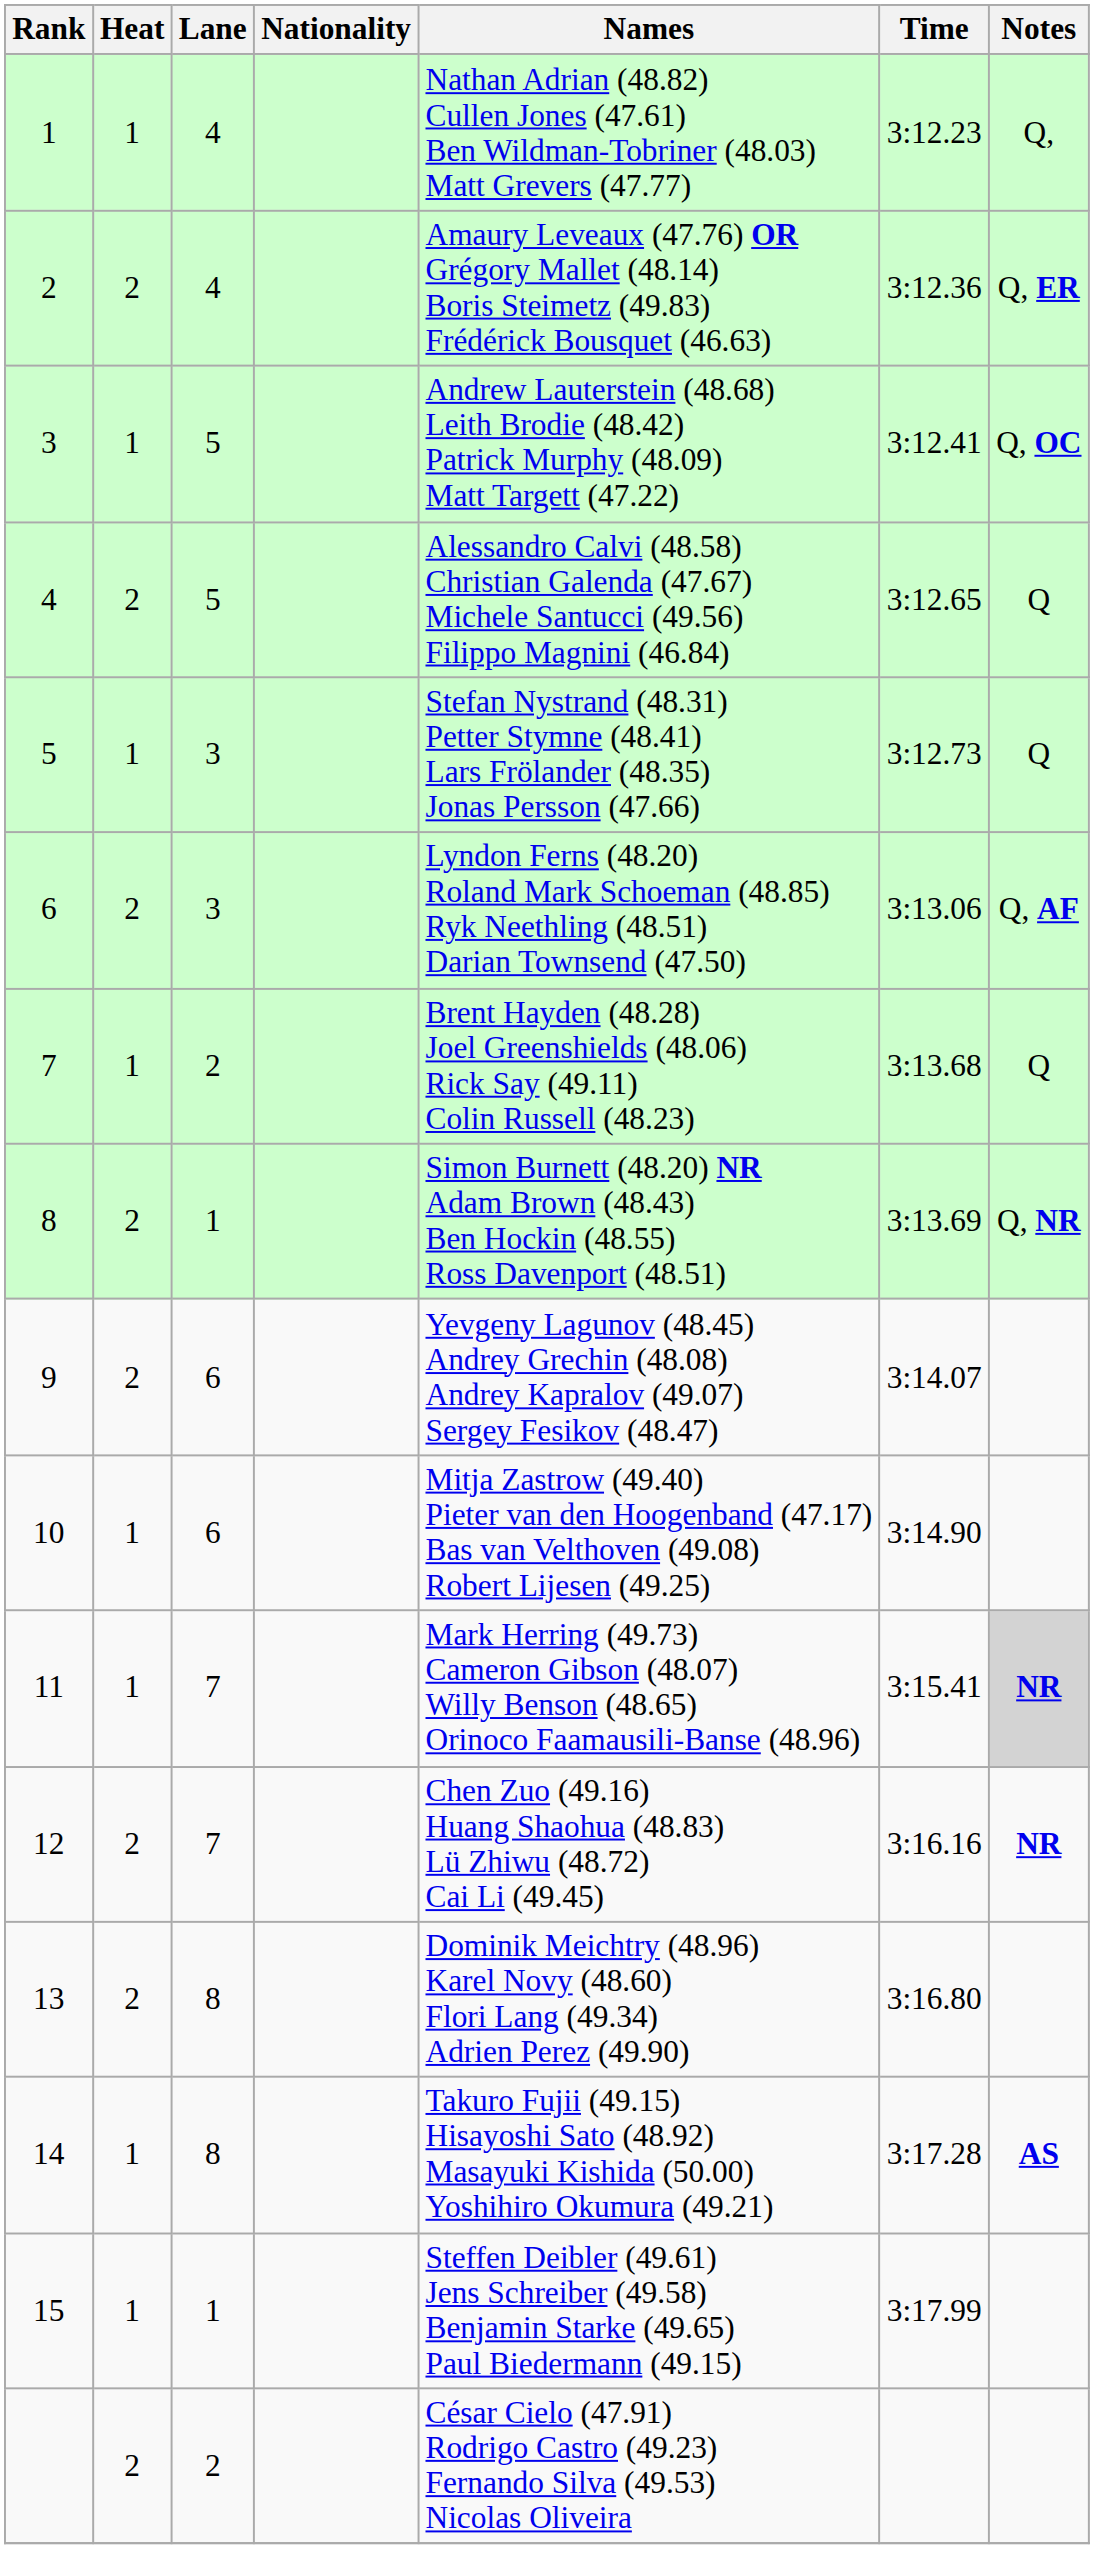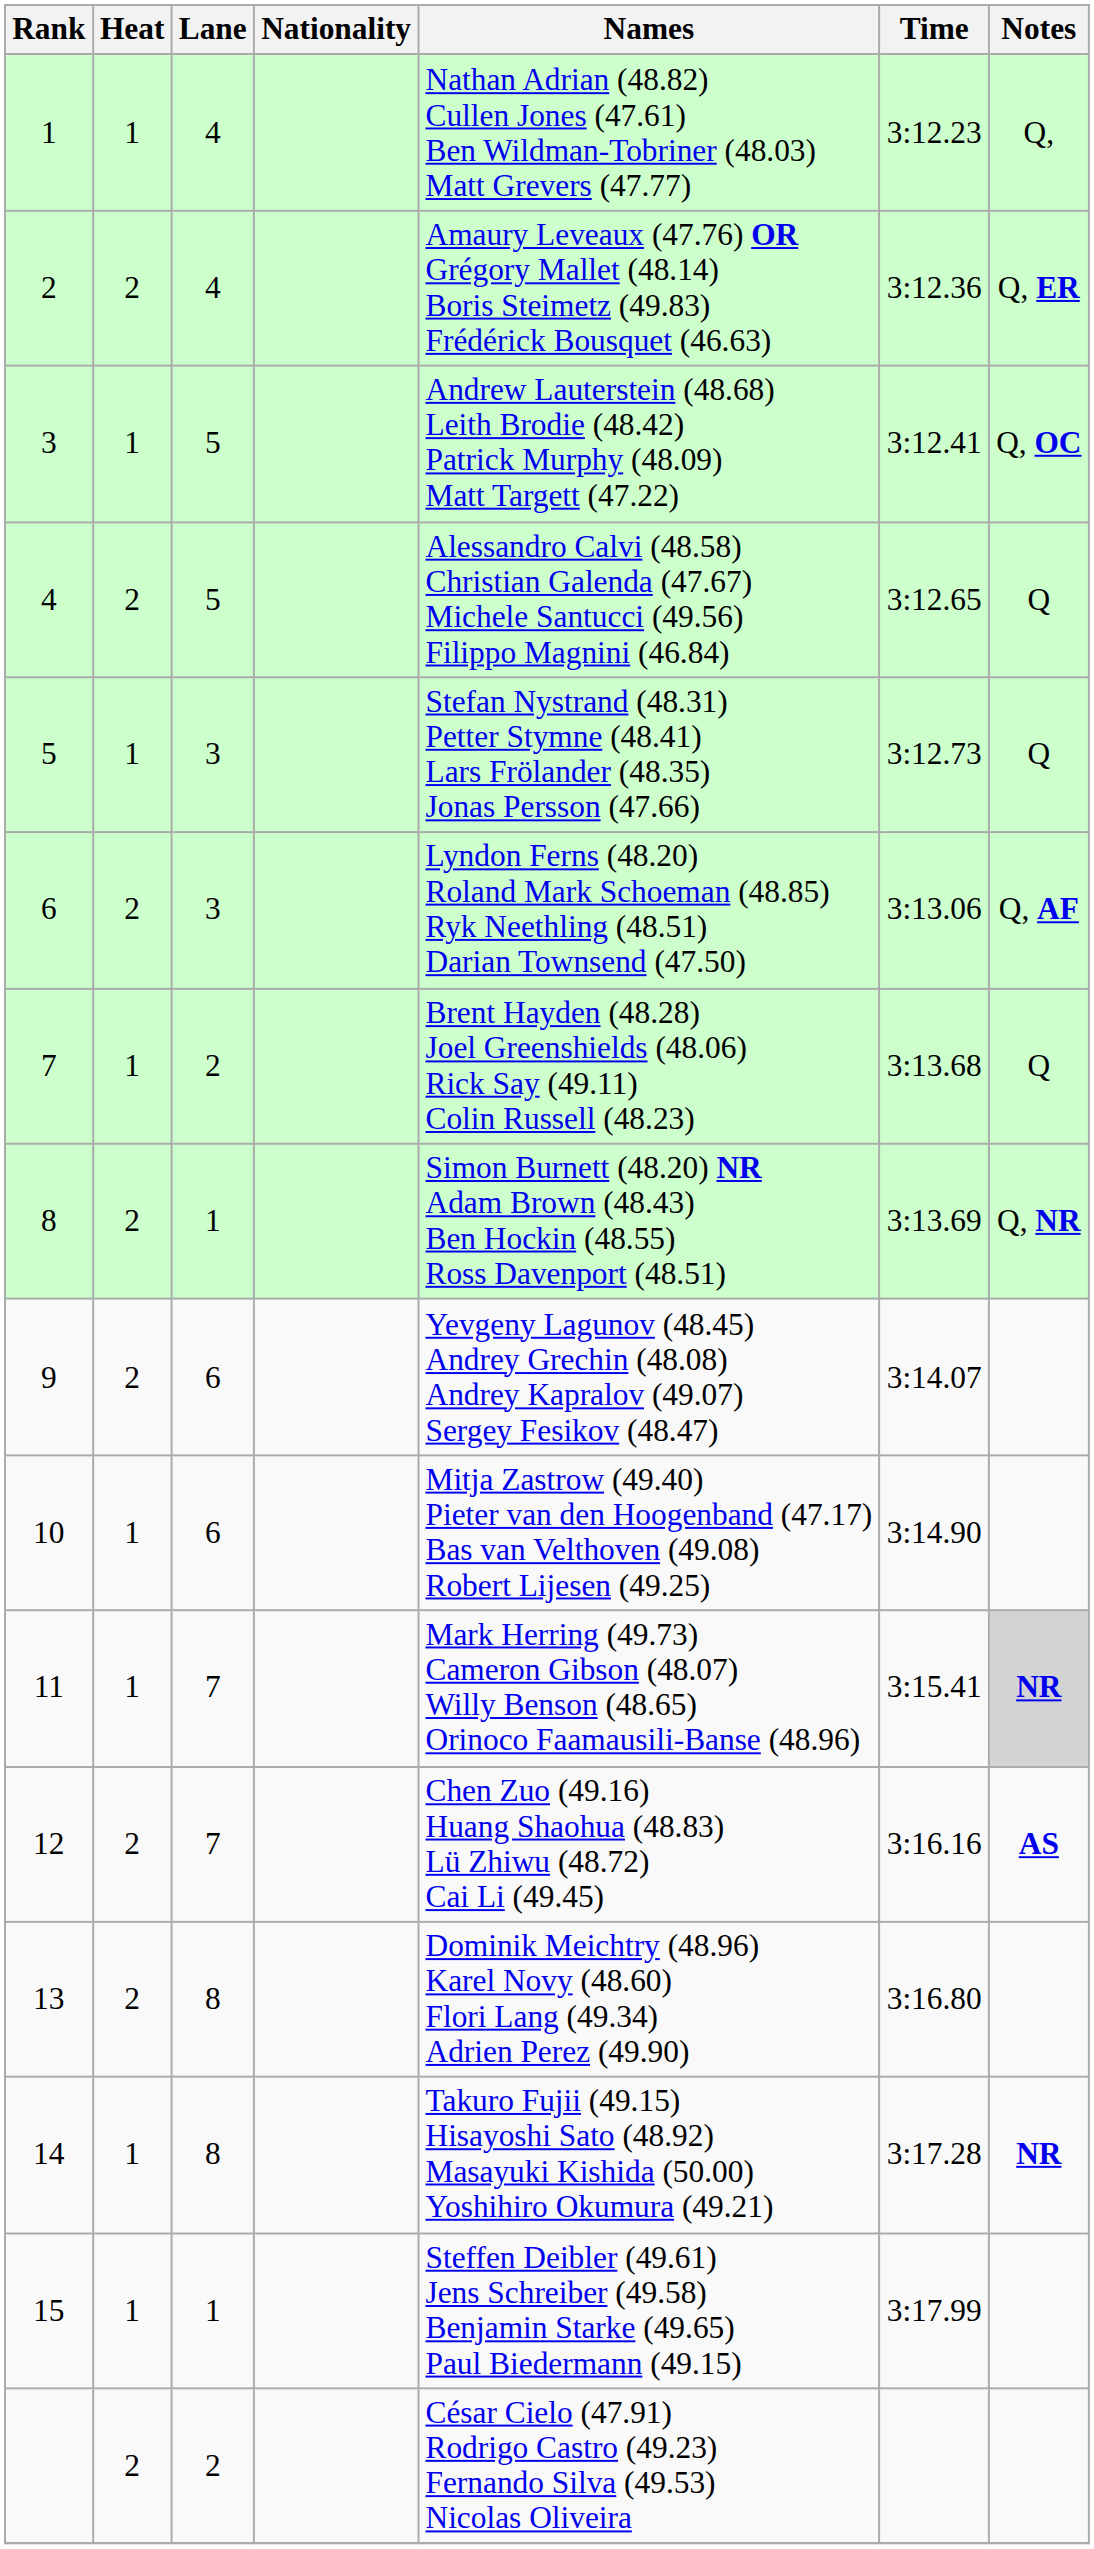(1039, 1843) NR -> (1039, 1843) AS
(1039, 2154) AS -> (1039, 2154) NR
